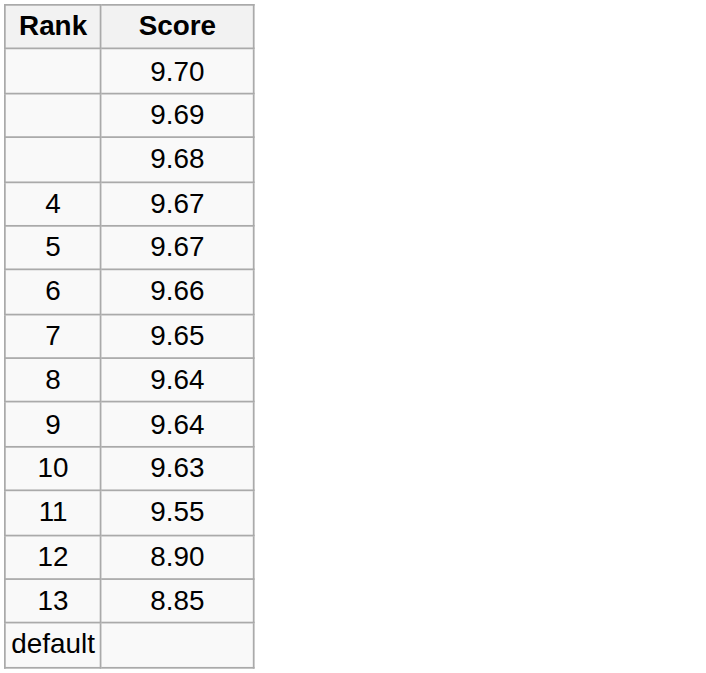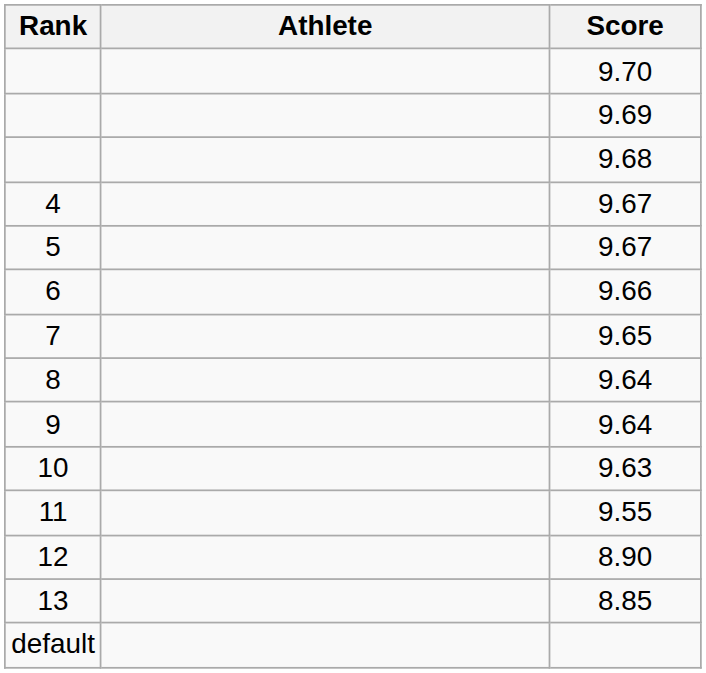+ column: (325, 26)
